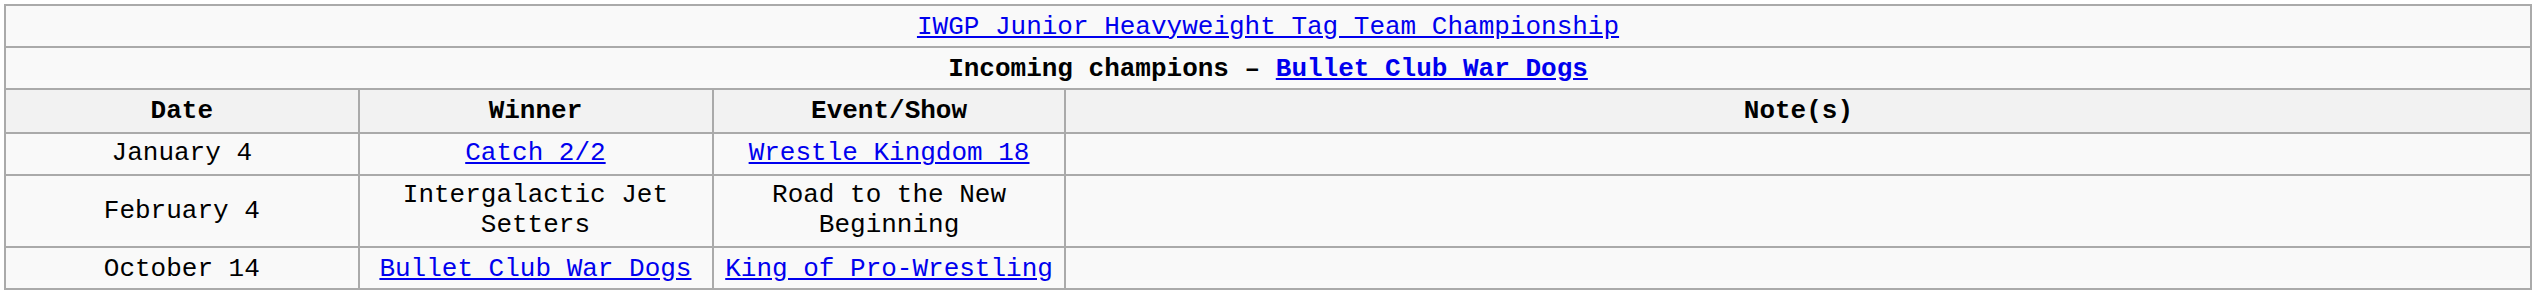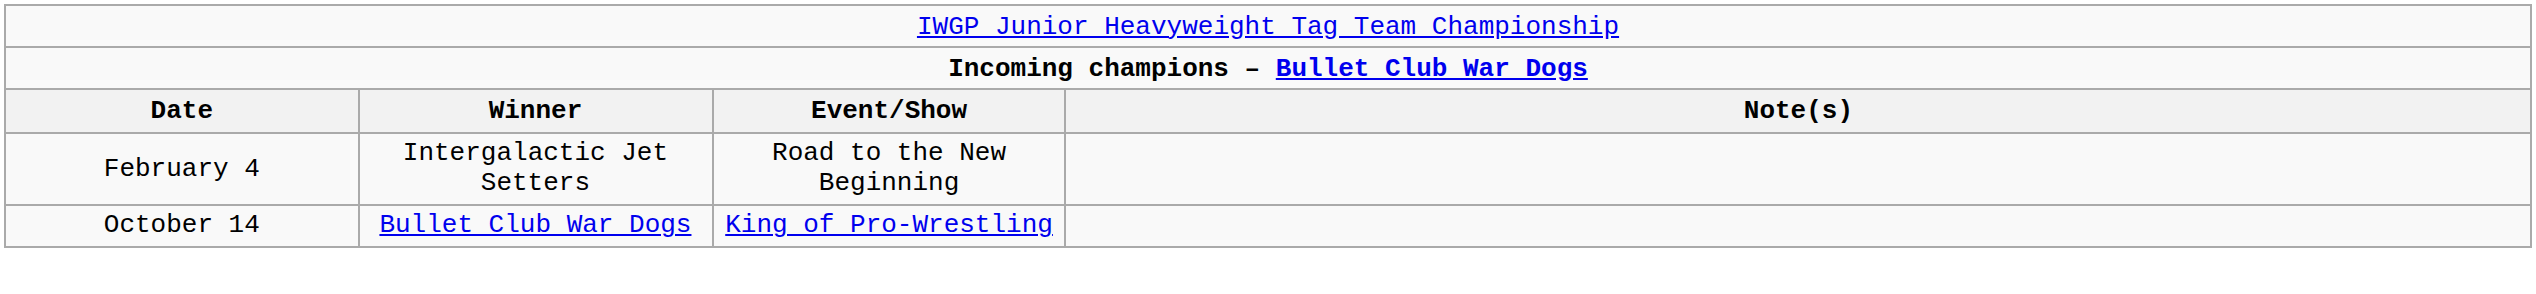- row: (182, 153)
